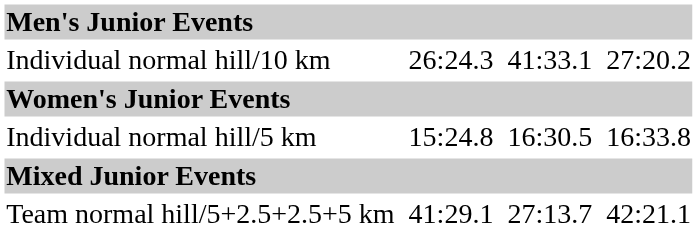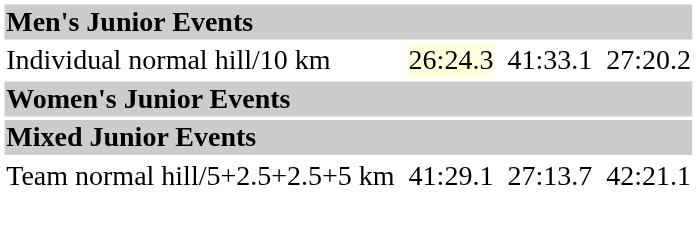(451, 60) no background -> (451, 60) lightyellow background
- row: (161, 137)
